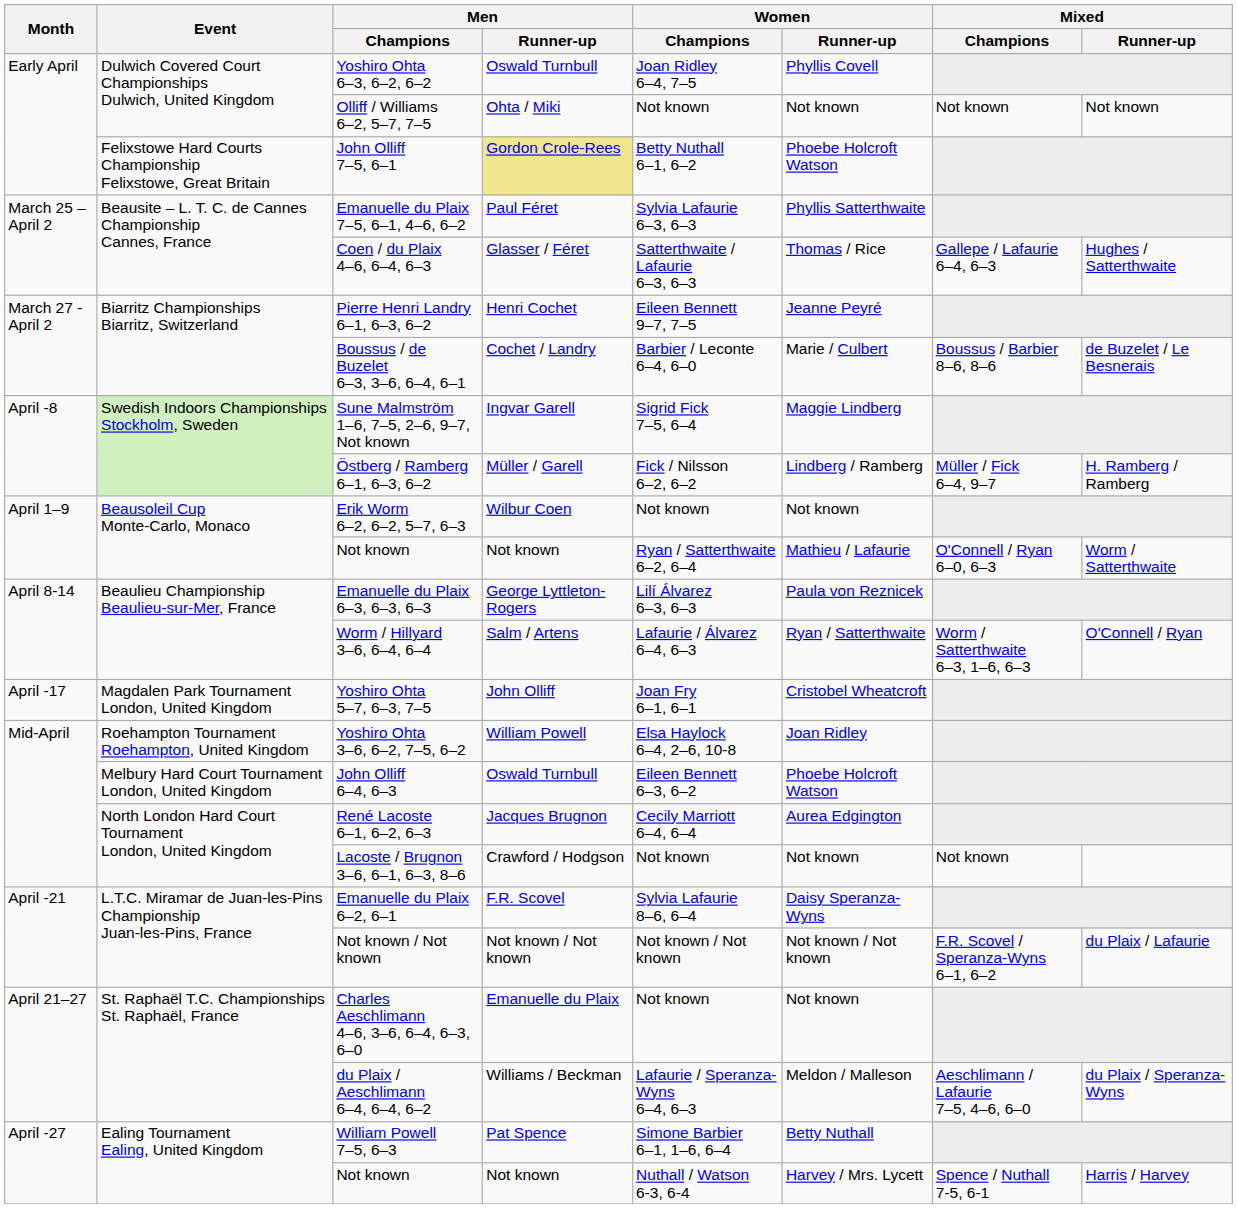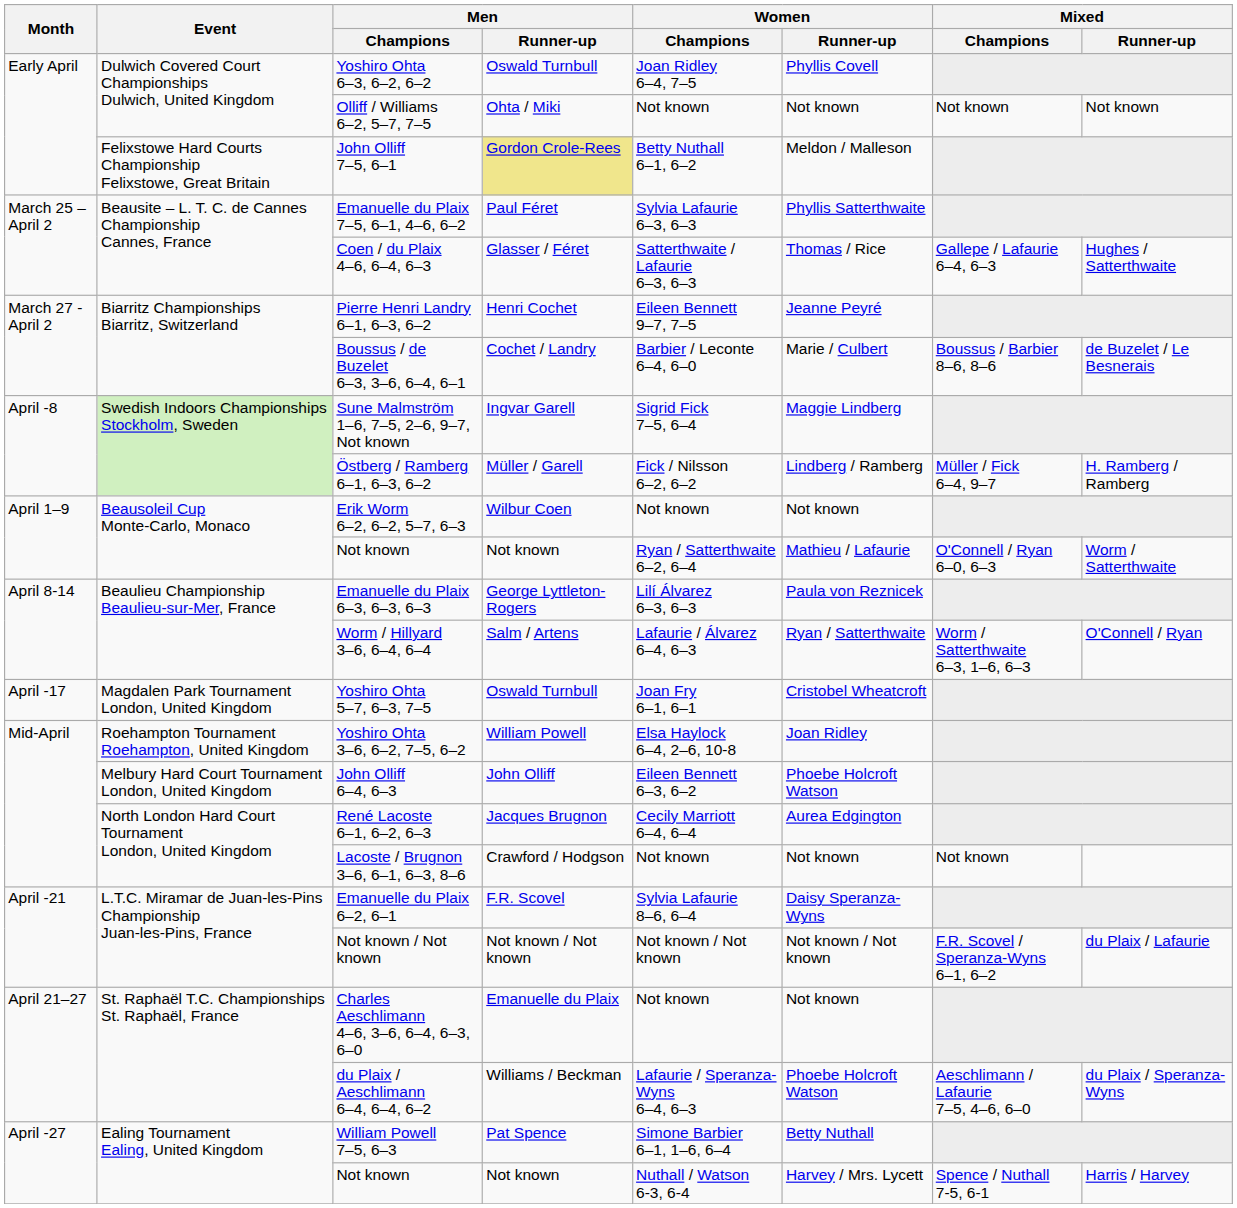(841, 157) Phoebe Holcroft Watson -> (849, 148) Meldon / Malleson
(521, 691) John Olliff -> (542, 691) Oswald Turnbull
(542, 774) Oswald Turnbull -> (521, 774) John Olliff
(849, 1074) Meldon / Malleson -> (841, 1083) Phoebe Holcroft Watson
